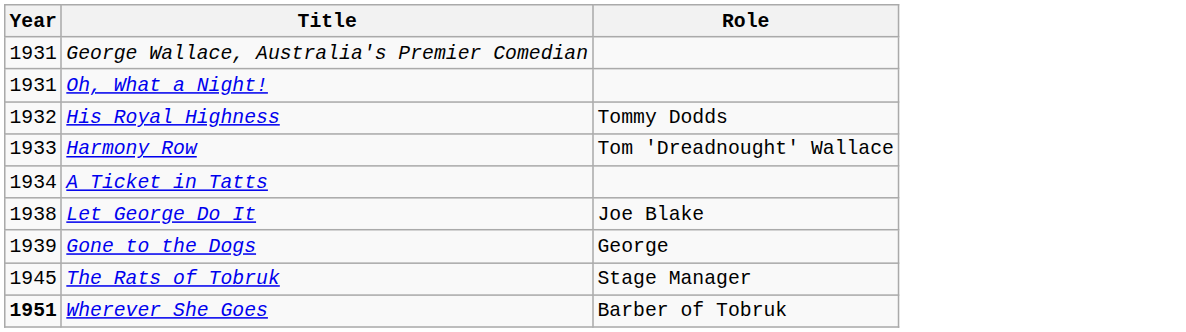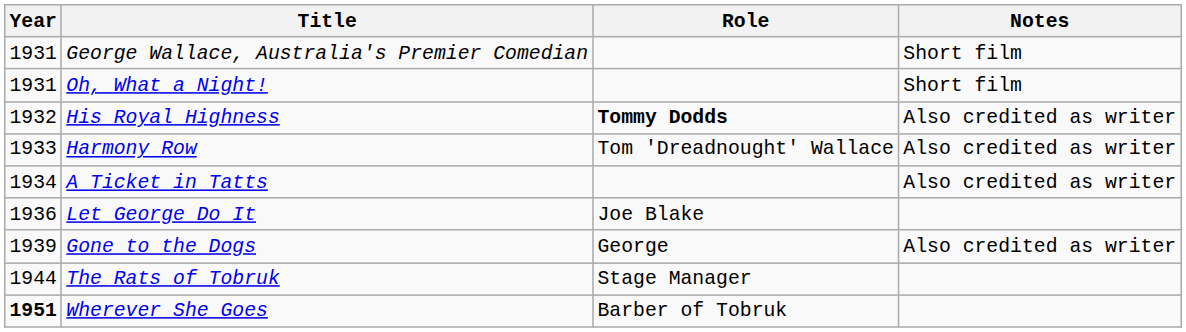+ column: (1040, 21)
(663, 117) normal -> (663, 117) bold
(33, 214) 1938 -> (33, 214) 1936
(33, 279) 1945 -> (33, 279) 1944
